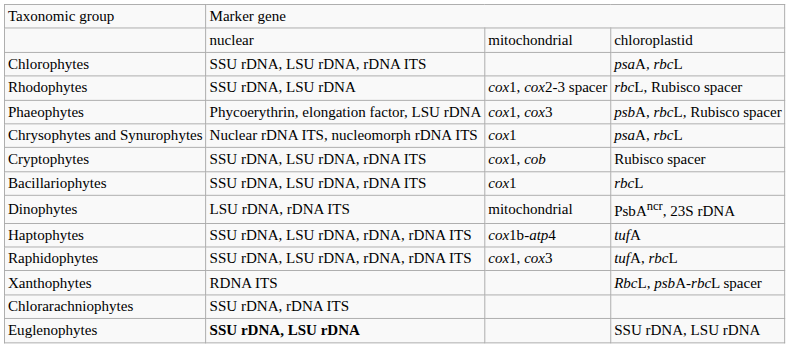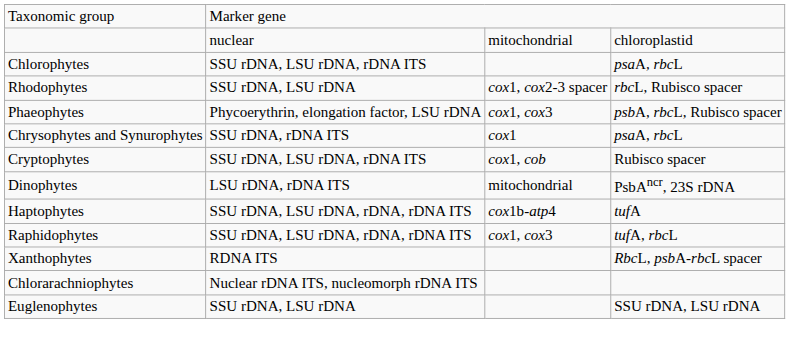(344, 135) Nuclear rDNA ITS, nucleomorph rDNA ITS -> (279, 135) SSU rDNA, rDNA ITS
- row: (57, 183)
(279, 306) SSU rDNA, rDNA ITS -> (344, 282) Nuclear rDNA ITS, nucleomorph rDNA ITS
(285, 330) bold -> (283, 306) normal
